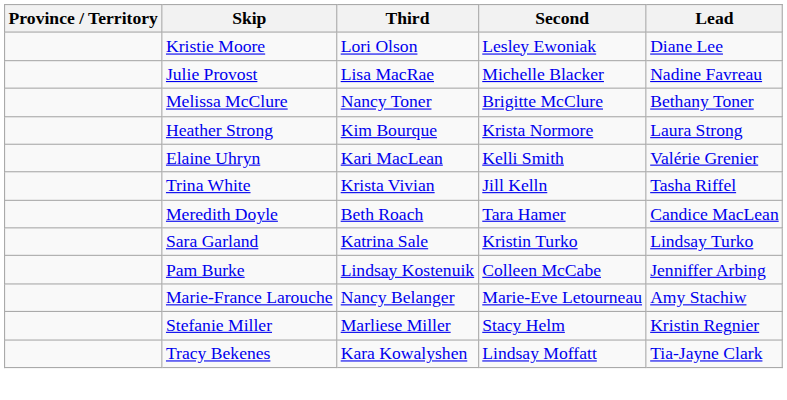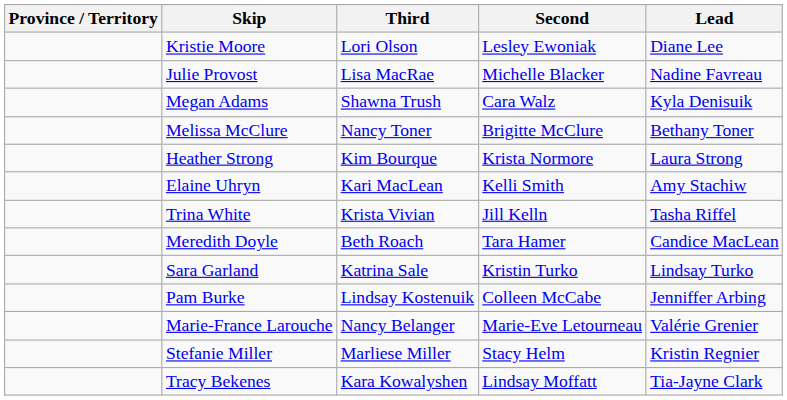+ row: (217, 102)
(704, 158) Valérie Grenier -> (698, 185) Amy Stachiw
(698, 297) Amy Stachiw -> (704, 325) Valérie Grenier
